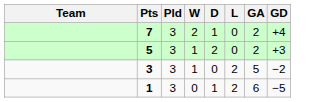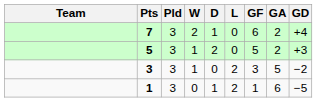+ column: (255, 13)
